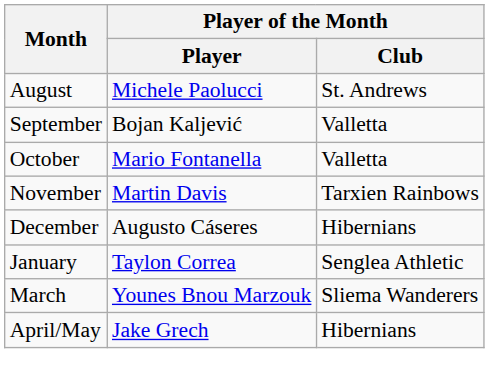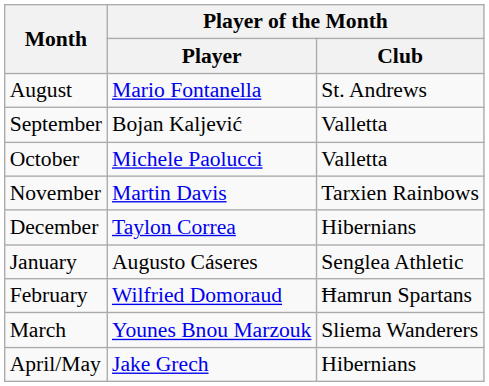(187, 90) Michele Paolucci -> (187, 90) Mario Fontanella
(187, 158) Mario Fontanella -> (187, 158) Michele Paolucci
(185, 227) Augusto Cáseres -> (174, 227) Taylon Correa
(174, 261) Taylon Correa -> (185, 261) Augusto Cáseres
+ row: (49, 295)
